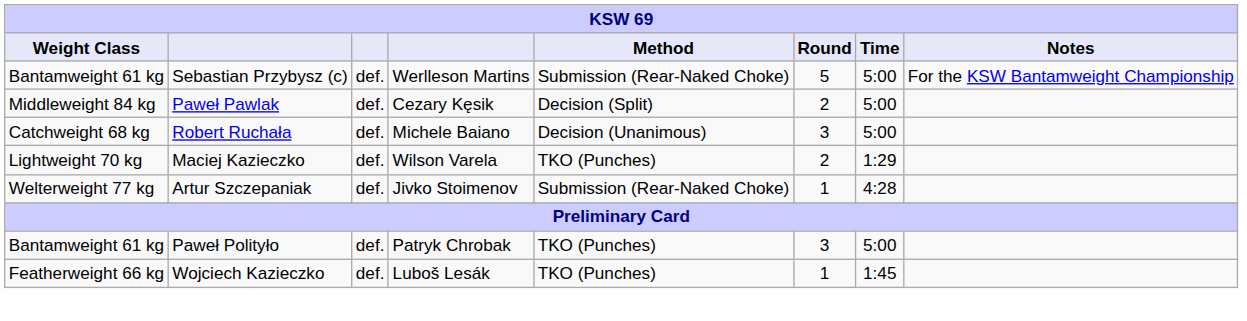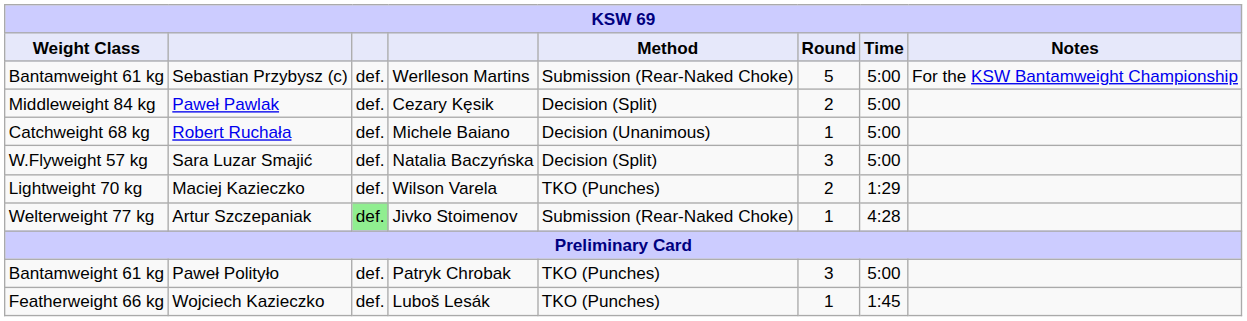(825, 132) 3 -> (829, 132) 1
+ row: (242, 160)
(370, 188) no background -> (370, 216) lightgreen background
